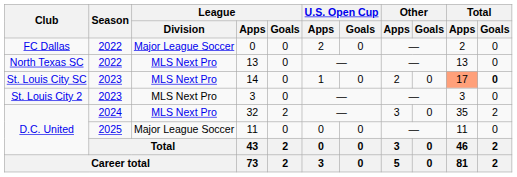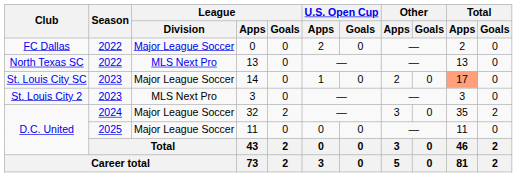(184, 79) MLS Next Pro -> (184, 79) Major League Soccer
(495, 79) bold -> (495, 79) normal
(184, 113) MLS Next Pro -> (184, 113) Major League Soccer
